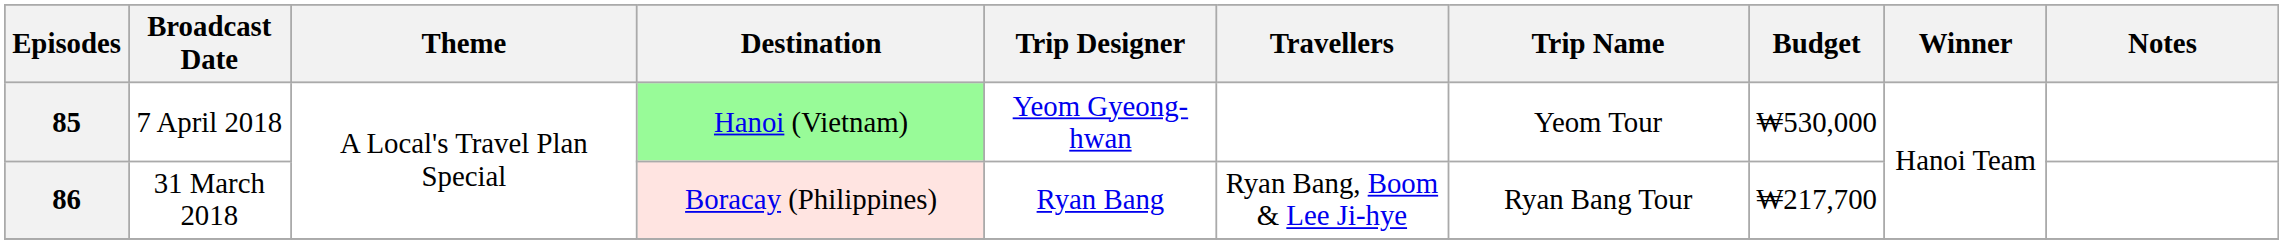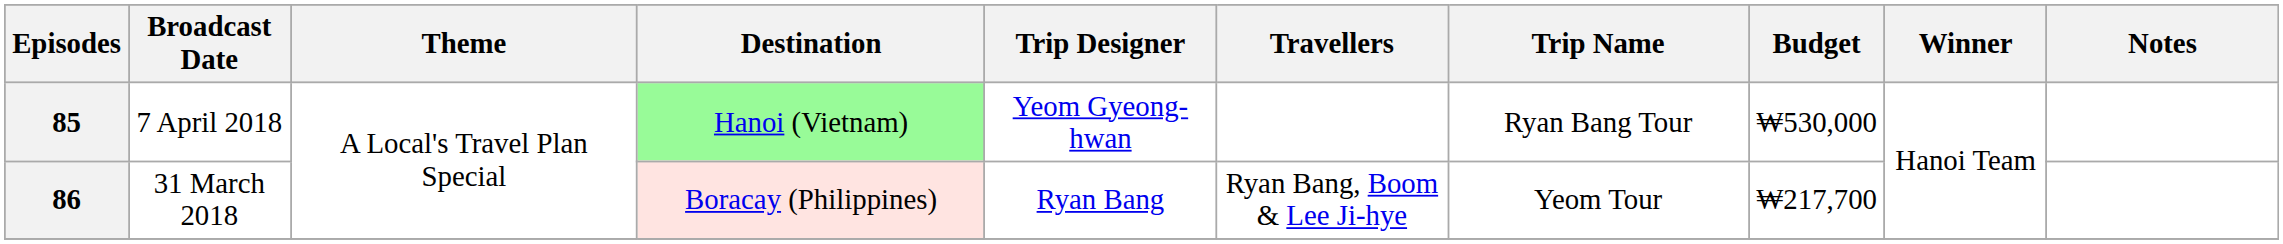(1598, 121) Yeom Tour -> (1598, 121) Ryan Bang Tour
(1598, 199) Ryan Bang Tour -> (1598, 199) Yeom Tour
